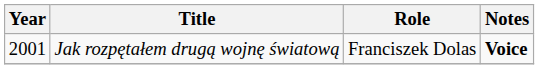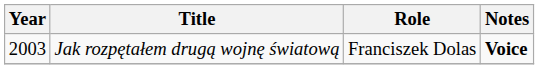(27, 48) 2001 -> (27, 48) 2003
